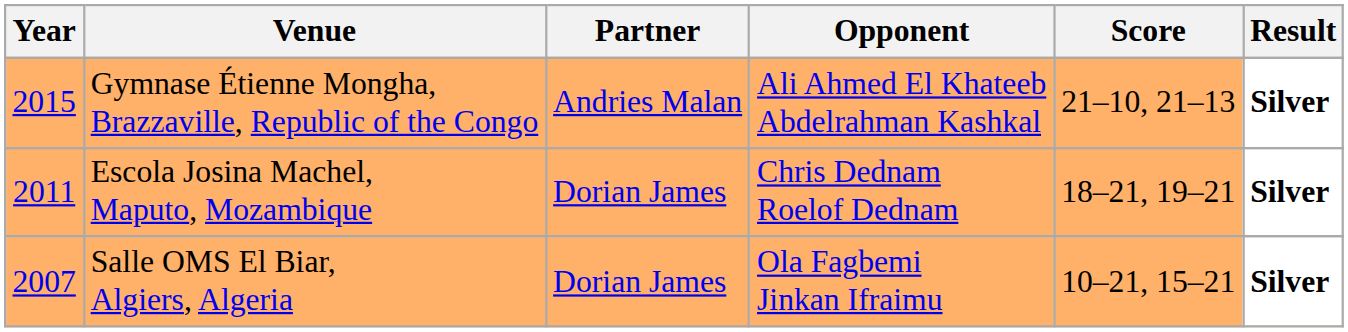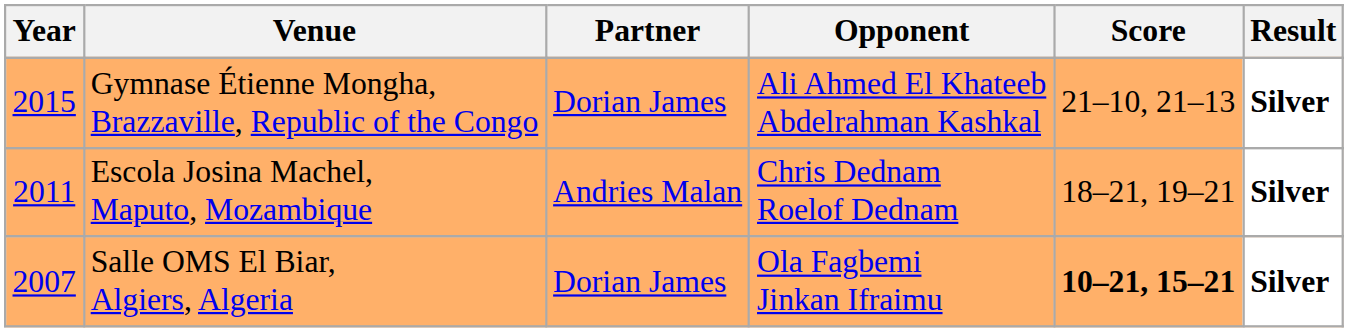(648, 101) Andries Malan -> (640, 101) Dorian James
(640, 191) Dorian James -> (648, 191) Andries Malan
(1148, 281) normal -> (1148, 281) bold
